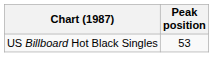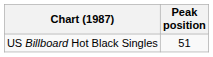(184, 43) 53 -> (184, 43) 51
